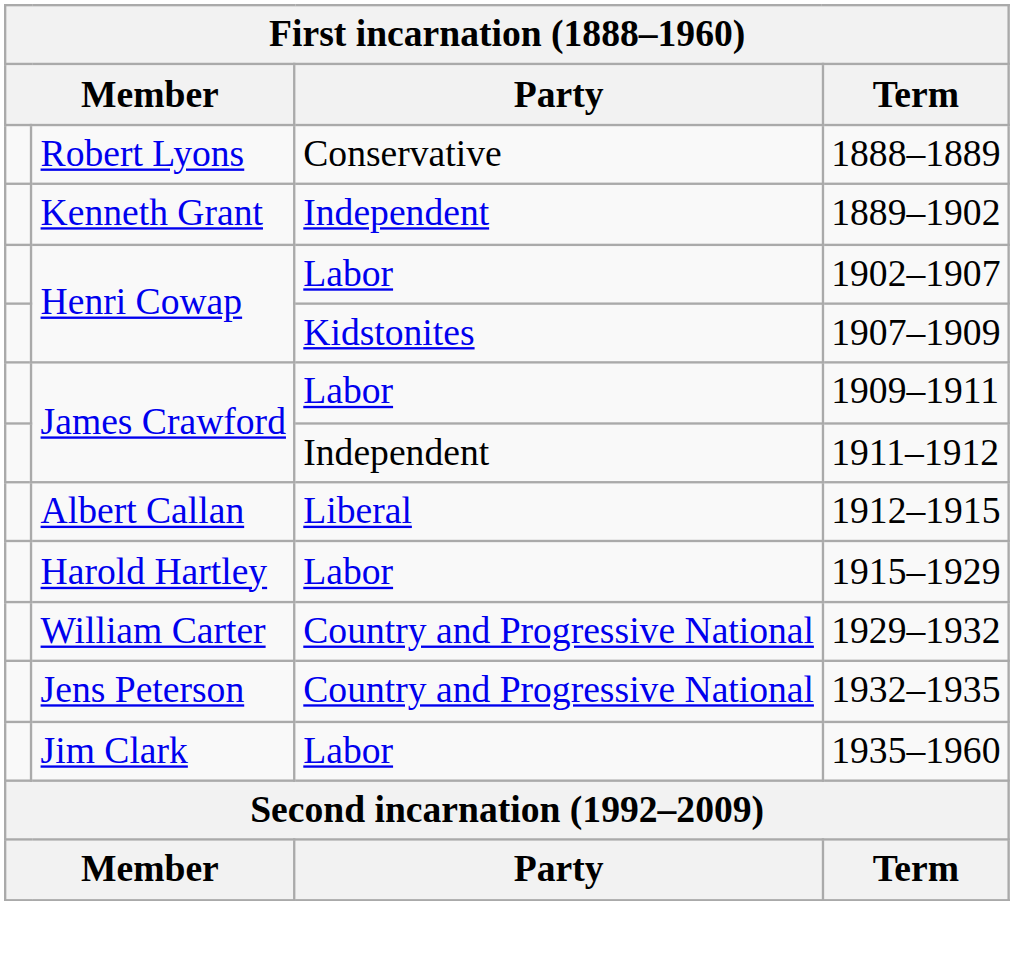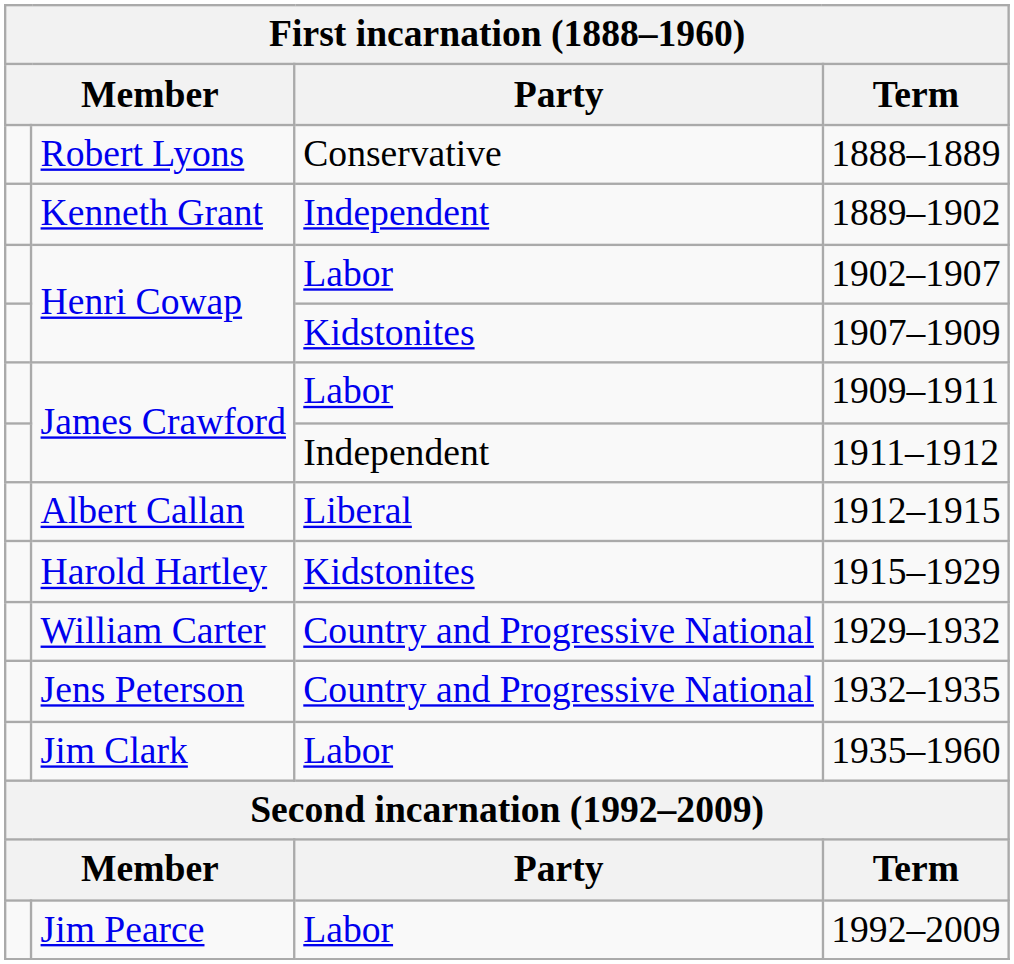(348, 570) Labor -> (389, 570) Kidstonites
+ row: (916, 928)
